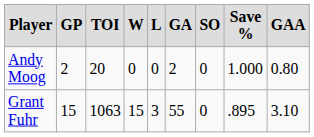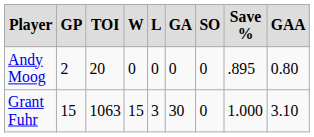(173, 68) 2 -> (173, 68) 0
(245, 68) 1.000 -> (241, 68) .895
(176, 110) 55 -> (176, 110) 30
(241, 110) .895 -> (245, 110) 1.000
